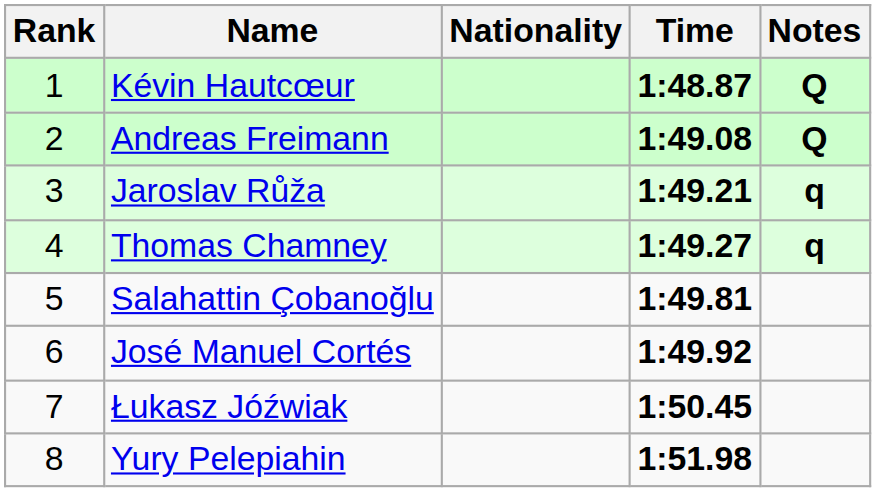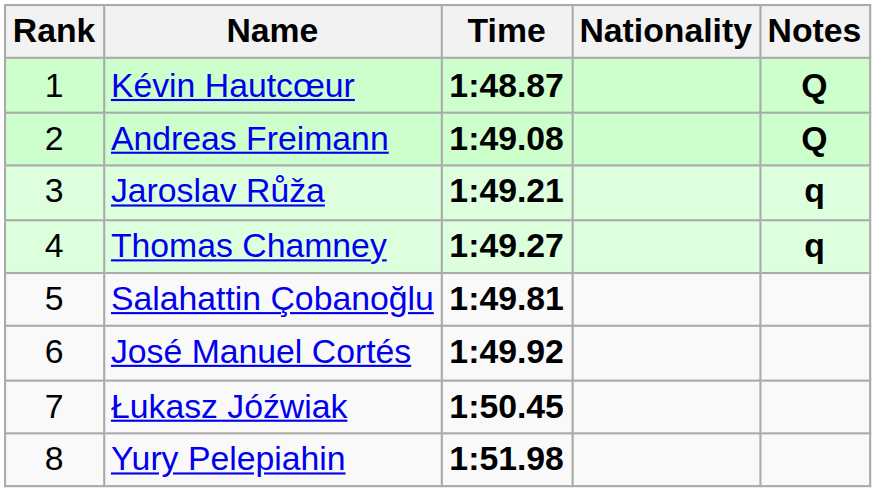columns swapped: (536, 31) <-> (695, 31)
